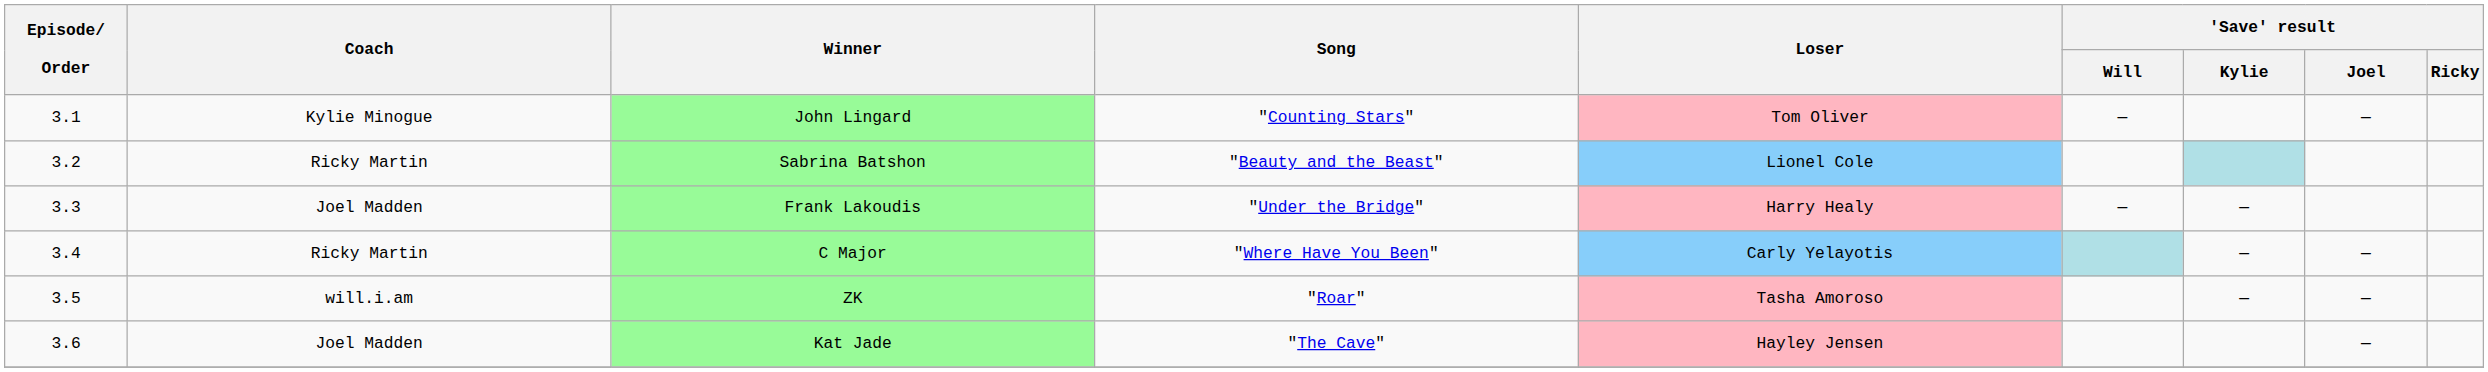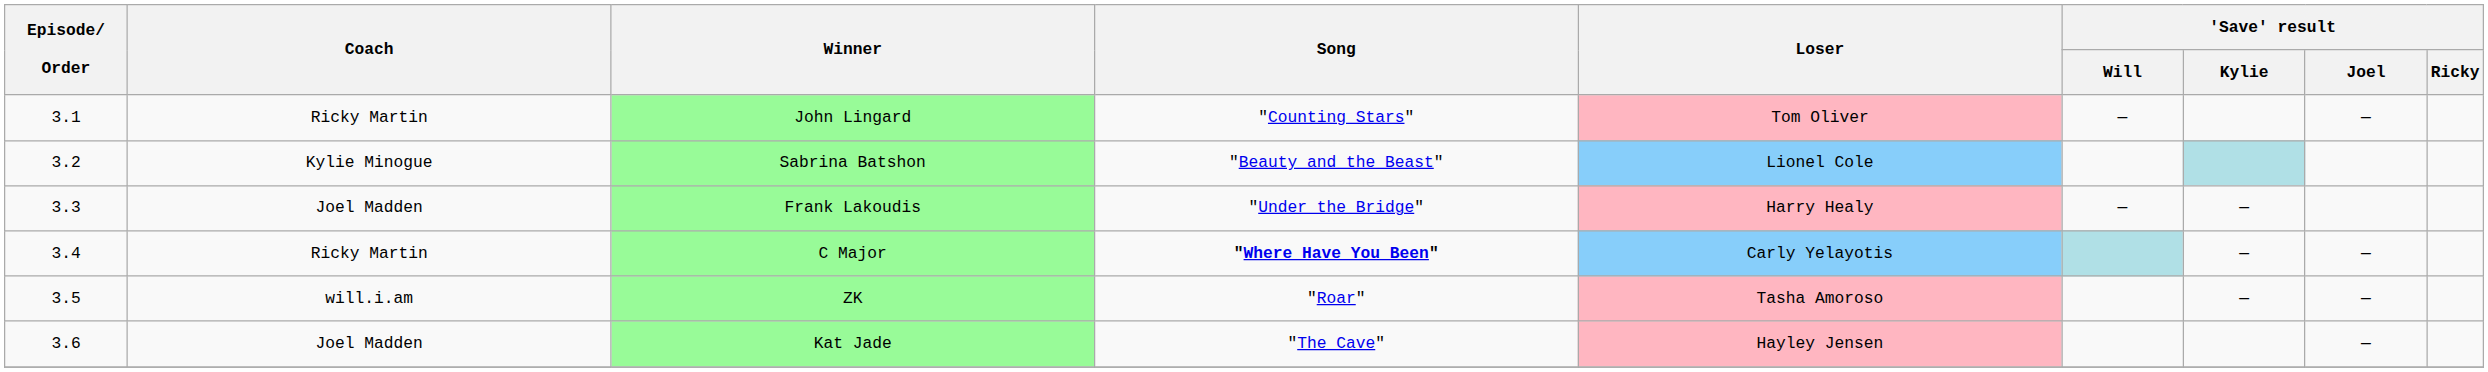(369, 117) Kylie Minogue -> (369, 117) Ricky Martin
(369, 162) Ricky Martin -> (369, 162) Kylie Minogue
(1336, 253) normal -> (1336, 253) bold
